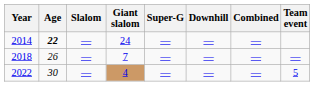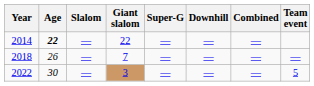(125, 40) 24 -> (125, 40) 22
(125, 72) 4 -> (125, 72) 3
